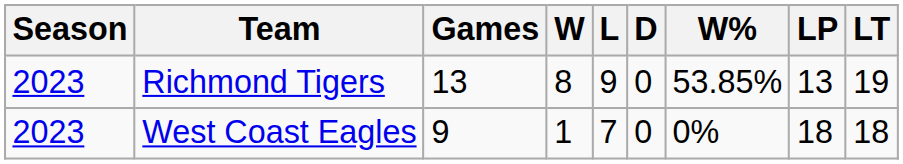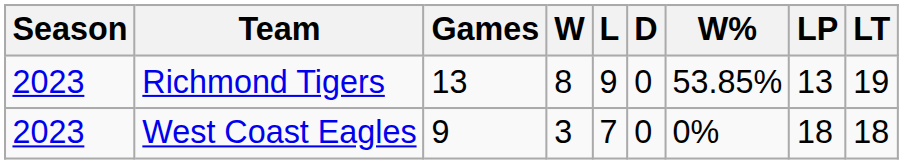(563, 132) 1 -> (563, 132) 3
